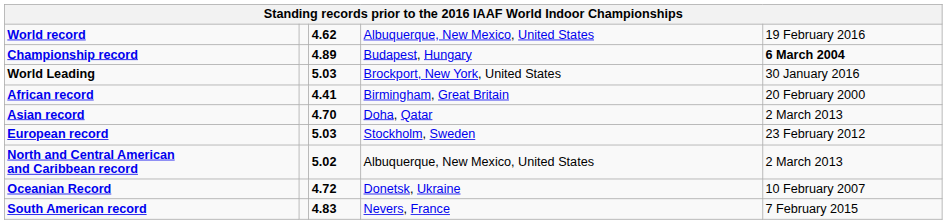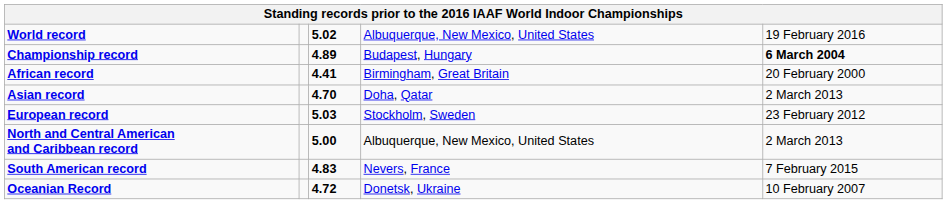(324, 34) 4.62 -> (324, 34) 5.02
- row: (51, 74)
(324, 161) 5.02 -> (324, 141) 5.00
rows swapped: (59, 189) <-> (77, 209)
